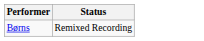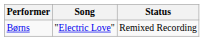+ column: (85, 12)
